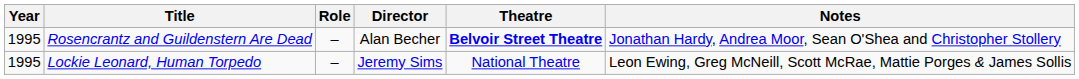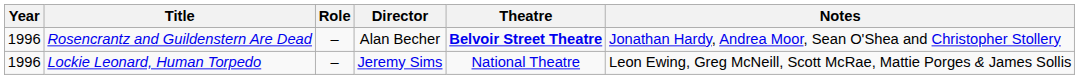(24, 39) 1995 -> (24, 39) 1996
(24, 62) 1995 -> (24, 62) 1996
